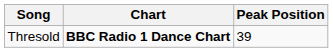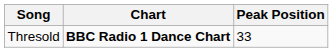(244, 36) 39 -> (244, 36) 33
